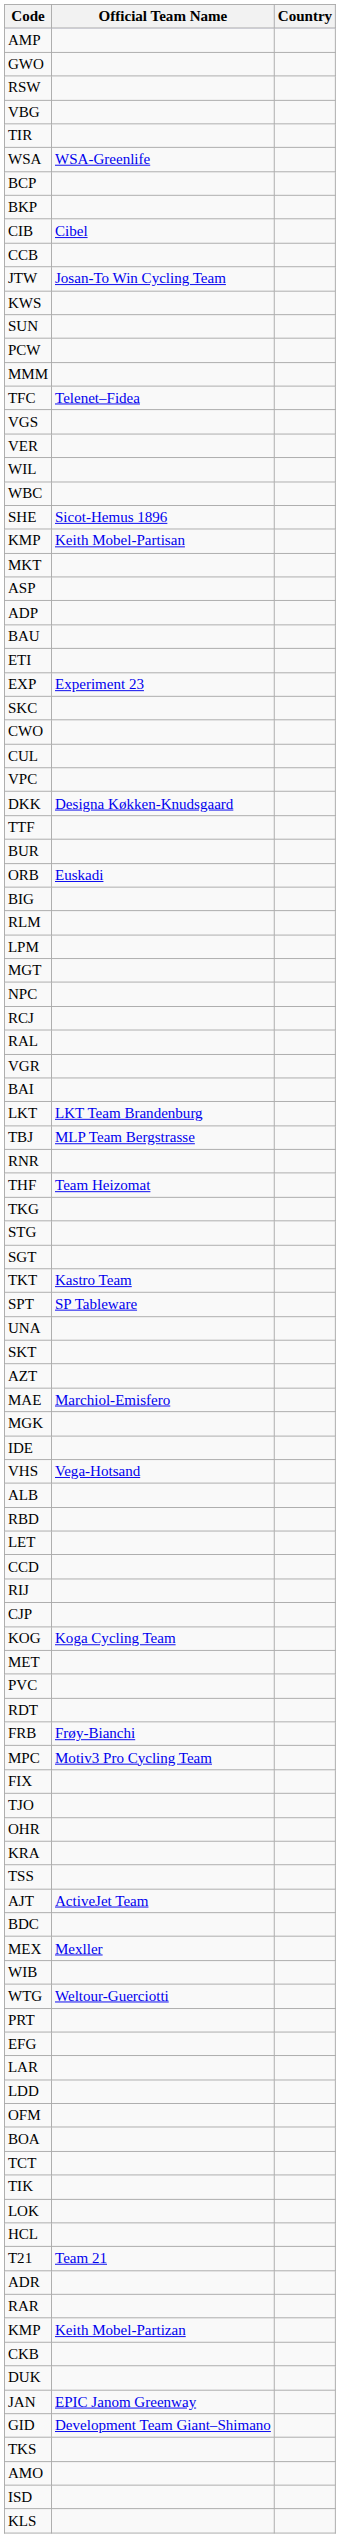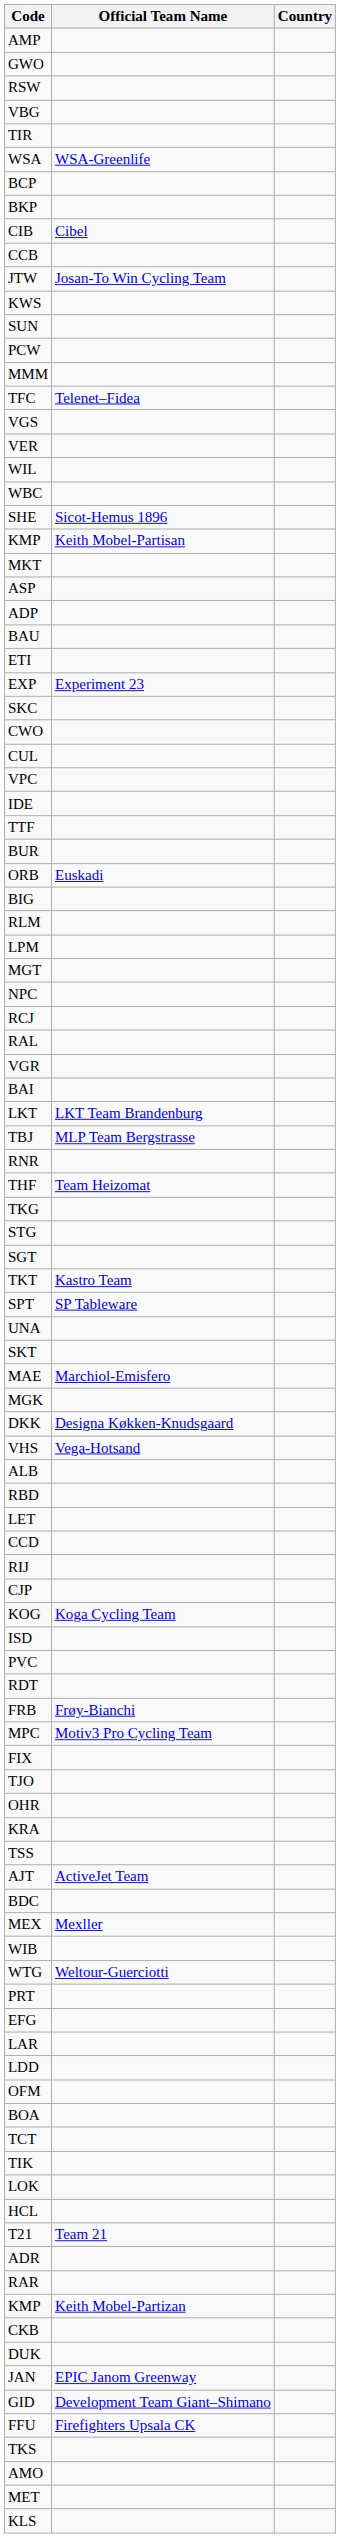rows swapped: (24, 803) <-> (20, 1447)
- row: (23, 1376)
rows swapped: (24, 1662) <-> (20, 2497)
+ row: (22, 2425)
